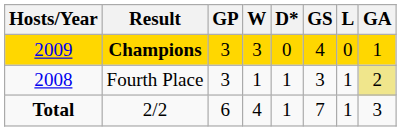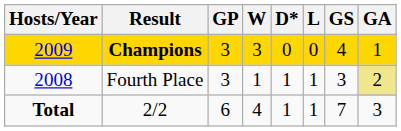columns swapped: (348, 19) <-> (320, 19)
